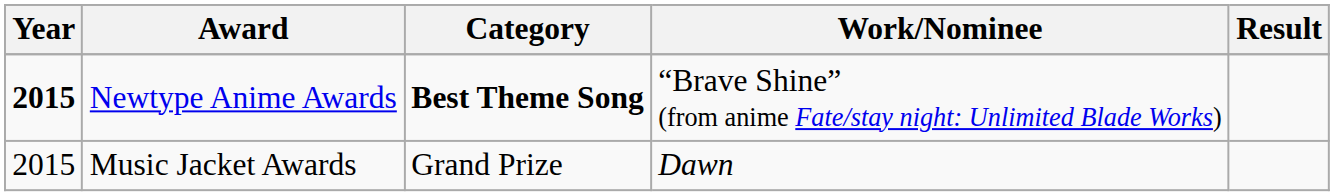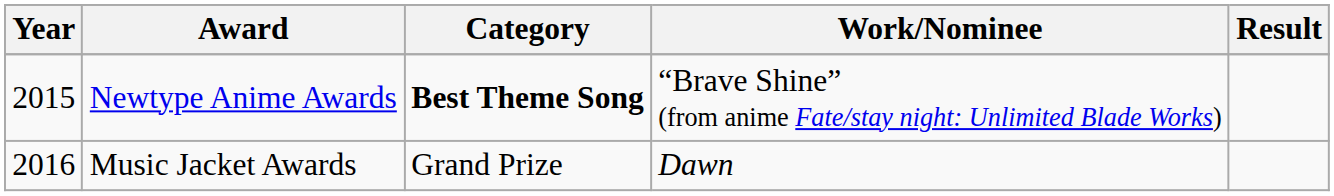(44, 97) bold -> (44, 97) normal
(44, 164) 2015 -> (44, 164) 2016
